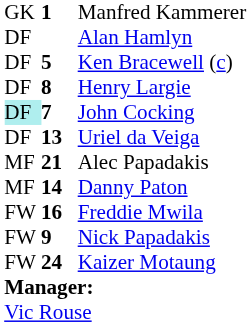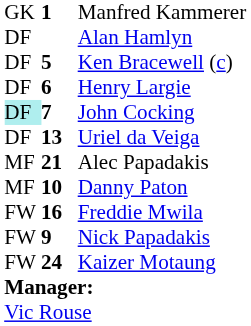(46, 87) 8 -> (46, 87) 6
(52, 187) 14 -> (52, 187) 10
